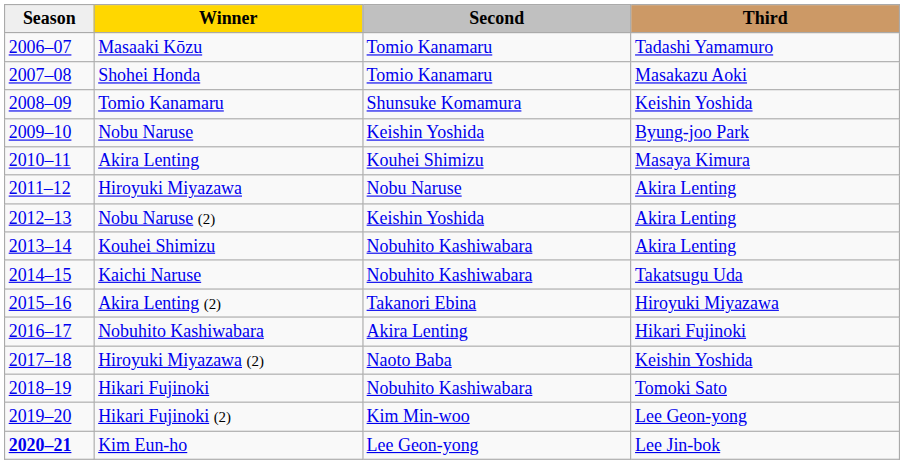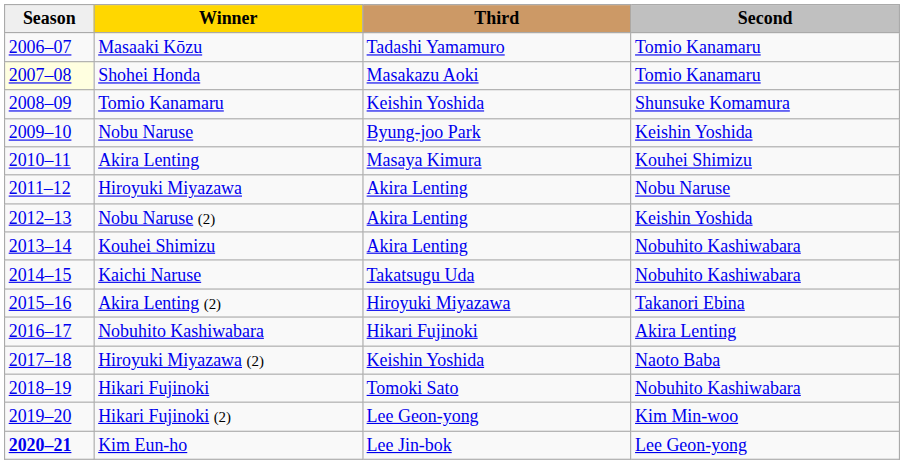columns swapped: (497, 18) <-> (765, 18)
(40, 75) no background -> (40, 75) lightyellow background
